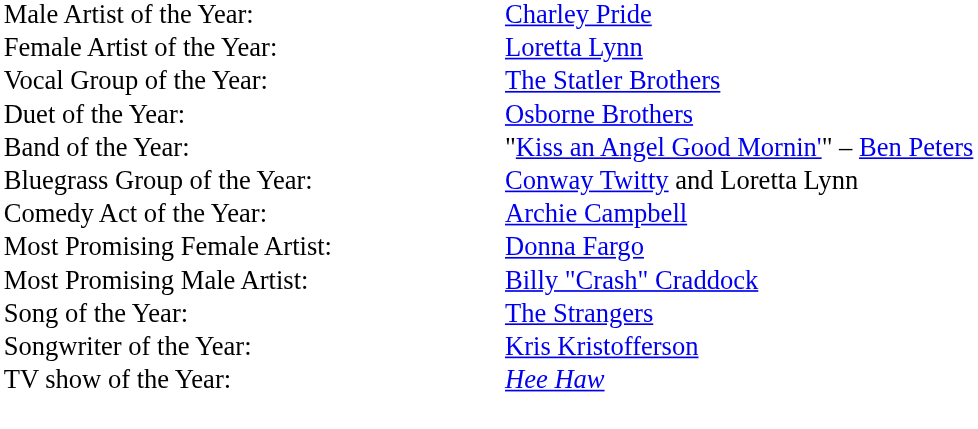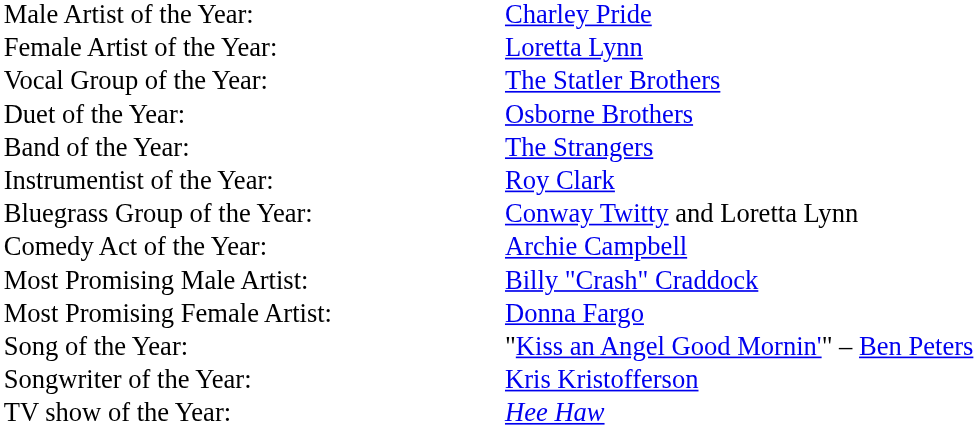(739, 147) "Kiss an Angel Good Mornin'" – Ben Peters -> (579, 147) The Strangers
+ row: (139, 180)
rows swapped: (156, 279) <-> (168, 246)
(579, 313) The Strangers -> (739, 346) "Kiss an Angel Good Mornin'" – Ben Peters
